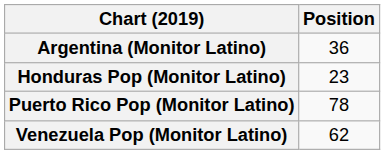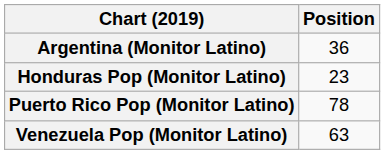(339, 134) 62 -> (339, 134) 63
